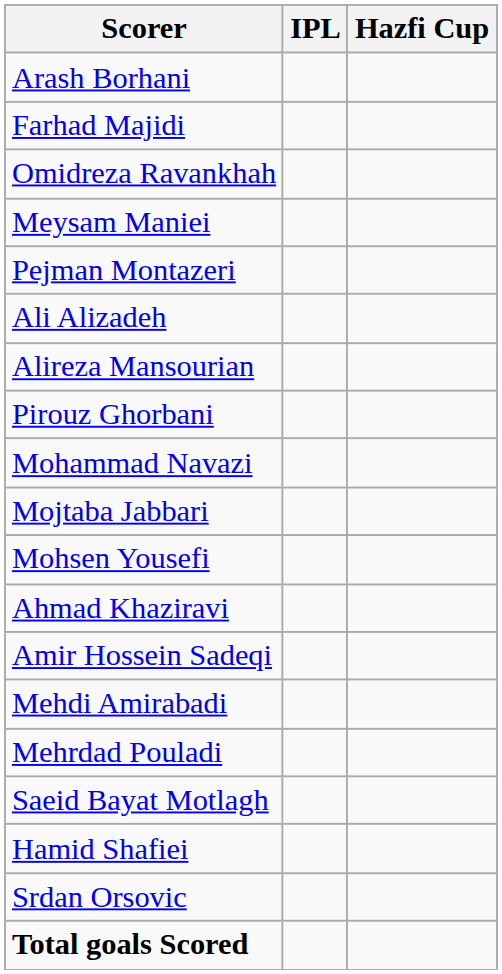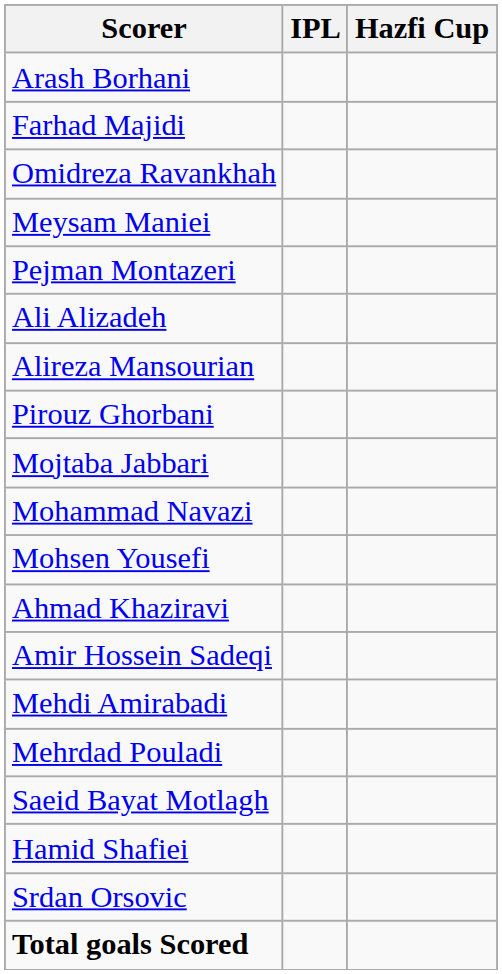rows swapped: (132, 462) <-> (110, 510)
